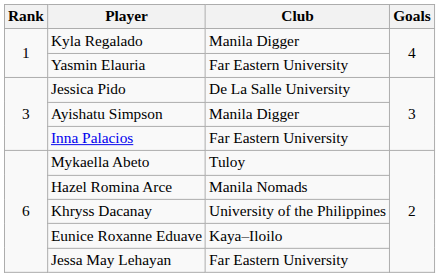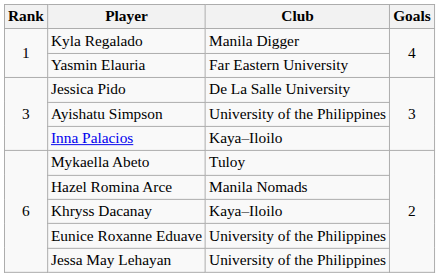(254, 114) Manila Digger -> (298, 114) University of the Philippines
(279, 138) Far Eastern University -> (246, 138) Kaya–Iloilo
(298, 211) University of the Philippines -> (246, 211) Kaya–Iloilo
(246, 235) Kaya–Iloilo -> (298, 235) University of the Philippines
(279, 260) Far Eastern University -> (298, 260) University of the Philippines
